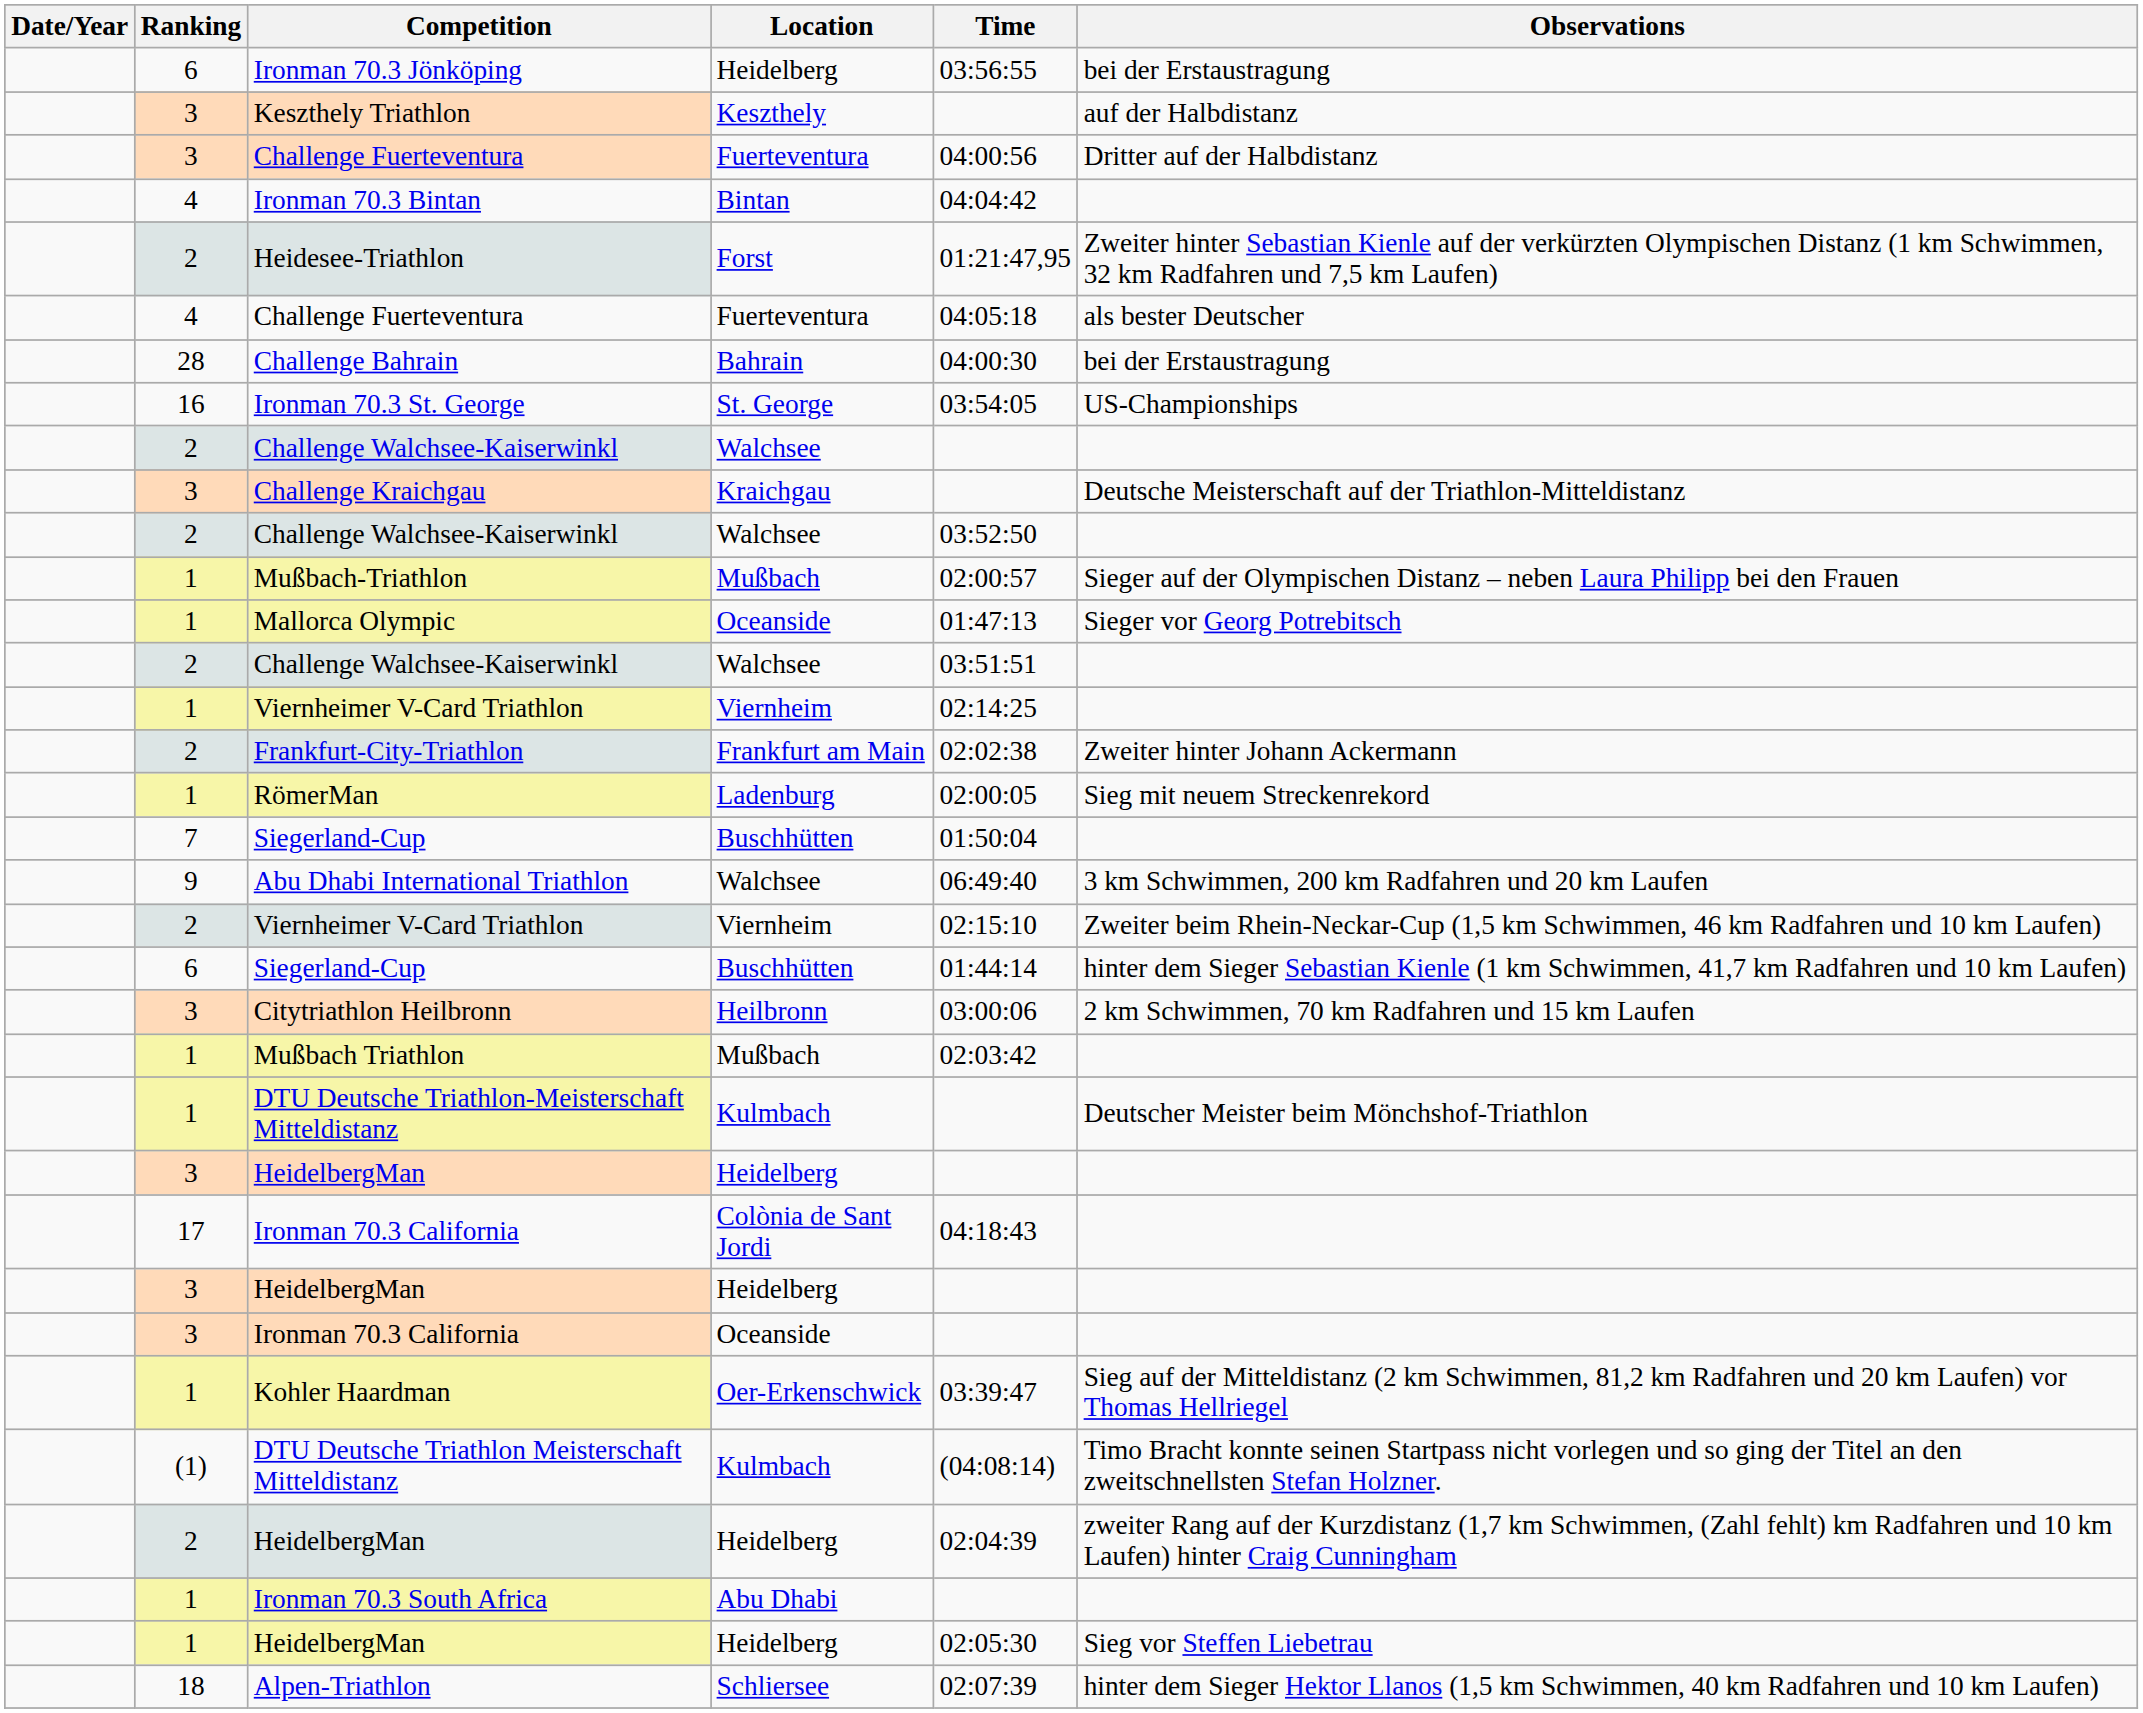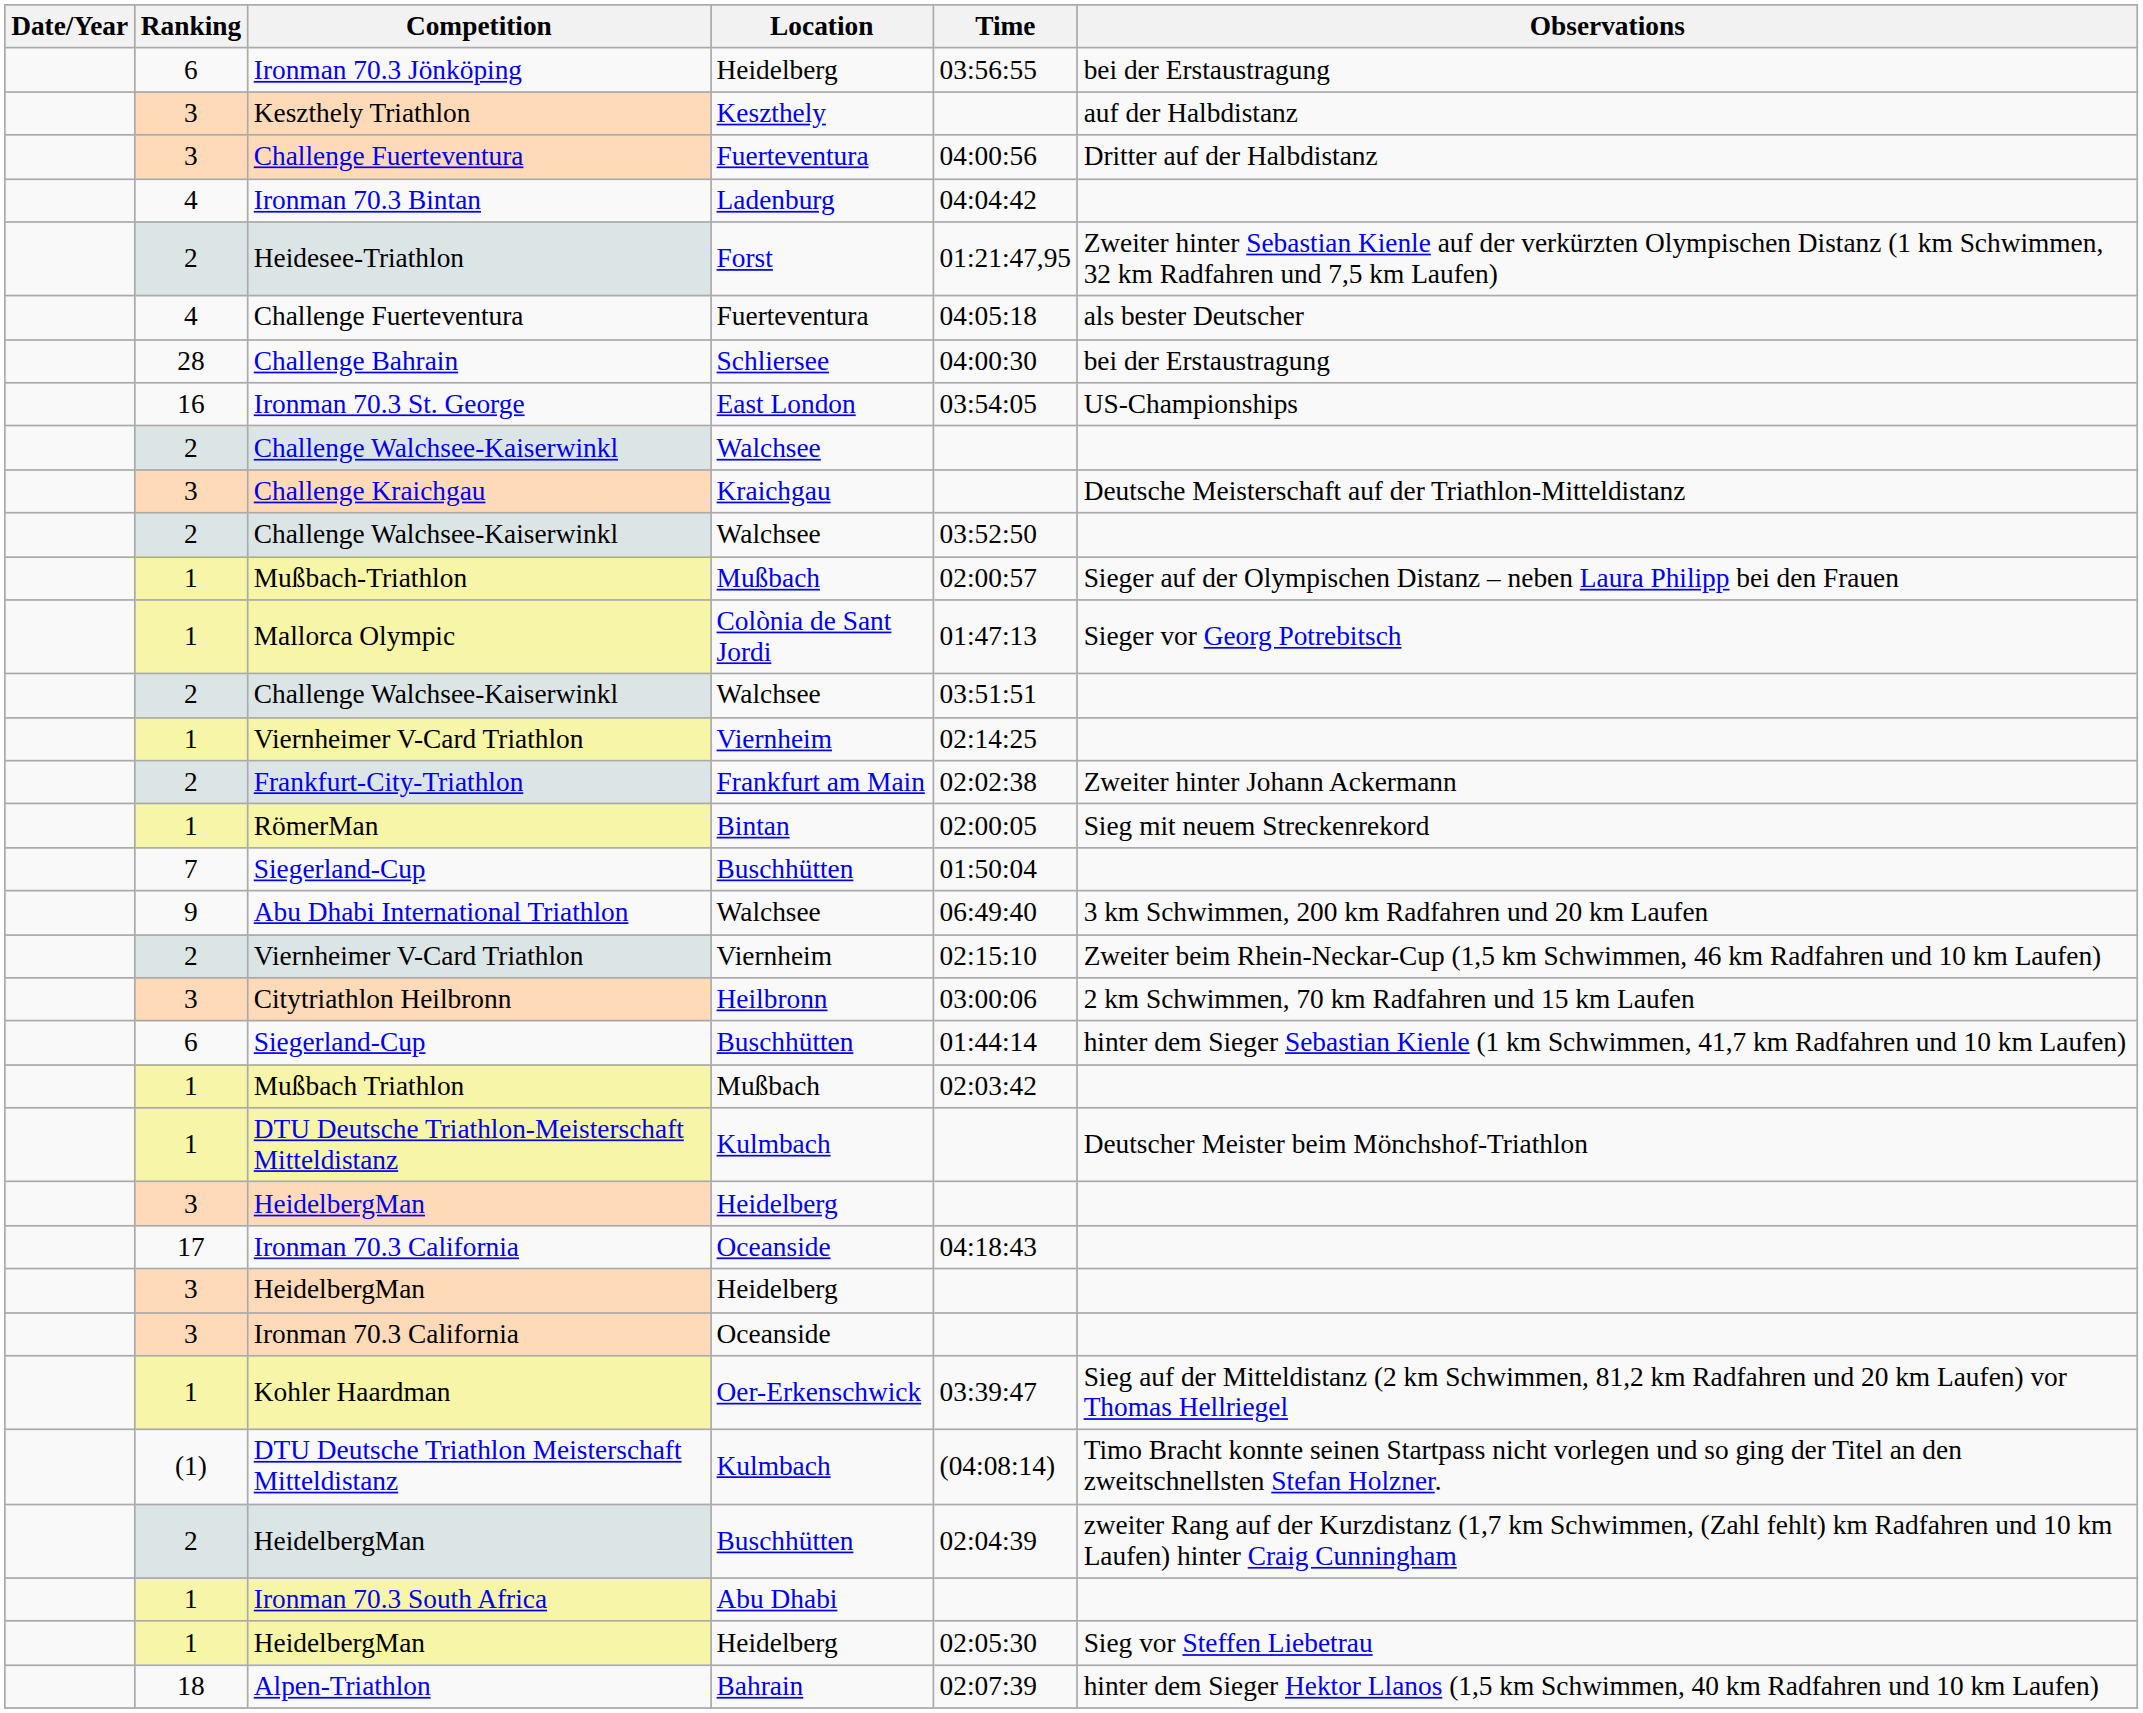(753, 199) Bintan -> (776, 199) Ladenburg
(760, 360) Bahrain -> (773, 360) Schliersee
(775, 404) St. George -> (786, 404) East London
(774, 621) Oceanside -> (804, 636) Colònia de Sant Jordi
(776, 794) Ladenburg -> (753, 825) Bintan
rows swapped: (191, 1011) <-> (191, 968)
(804, 1231) Colònia de Sant Jordi -> (774, 1246) Oceanside
(777, 1540) Heidelberg -> (785, 1540) Buschhütten
(773, 1686) Schliersee -> (760, 1686) Bahrain
